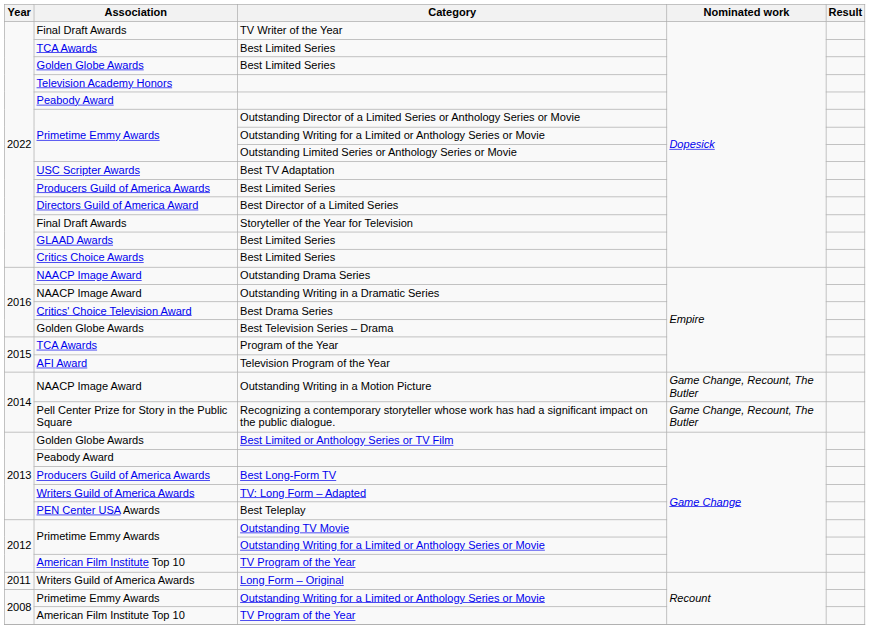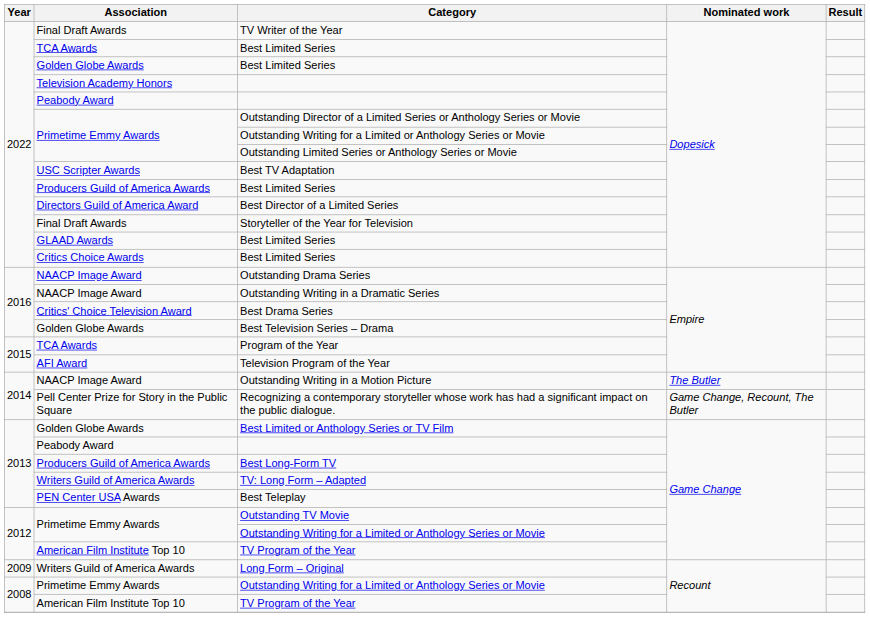(741, 387) Game Change, Recount, The Butler -> (695, 380) The Butler
(19, 580) 2011 -> (19, 568) 2009
